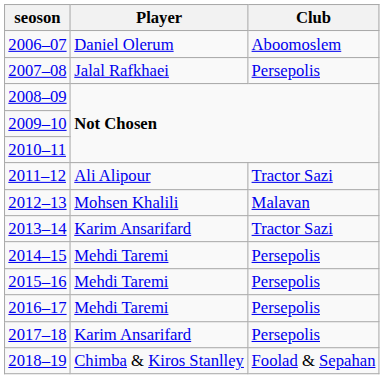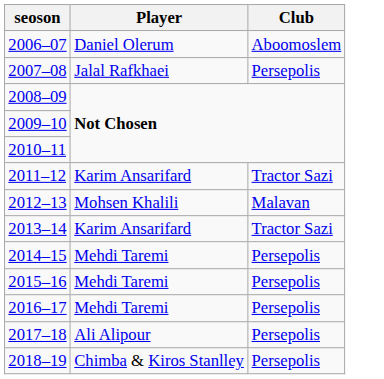(112, 176) Ali Alipour -> (133, 176) Karim Ansarifard
(133, 334) Karim Ansarifard -> (112, 334) Ali Alipour
(314, 360) Foolad & Sepahan -> (286, 360) Persepolis
